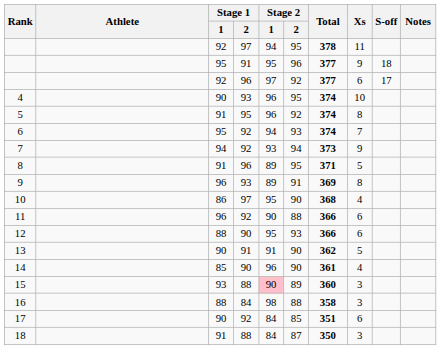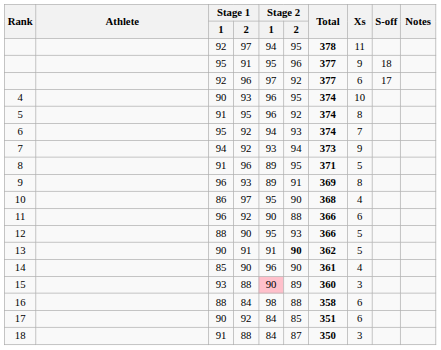(360, 234) 6 -> (360, 234) 5
(296, 251) normal -> (296, 251) bold
(360, 302) 3 -> (360, 302) 6
